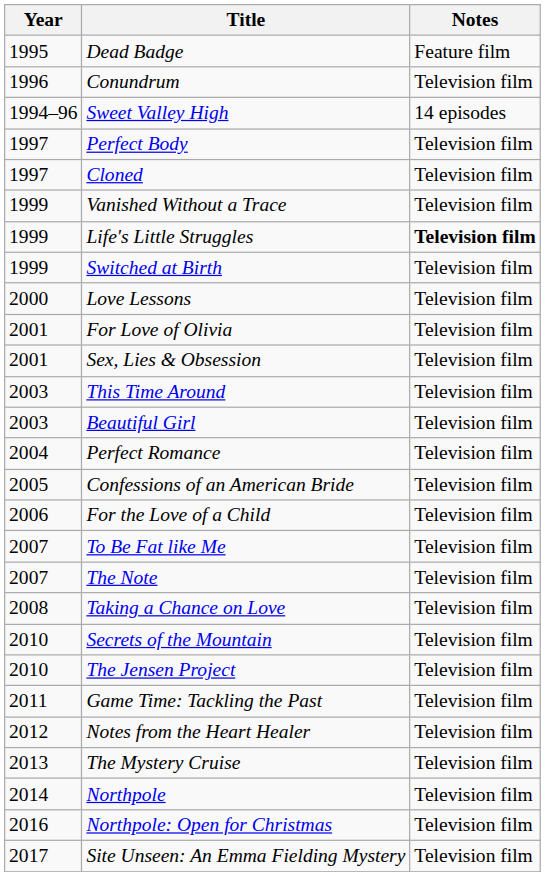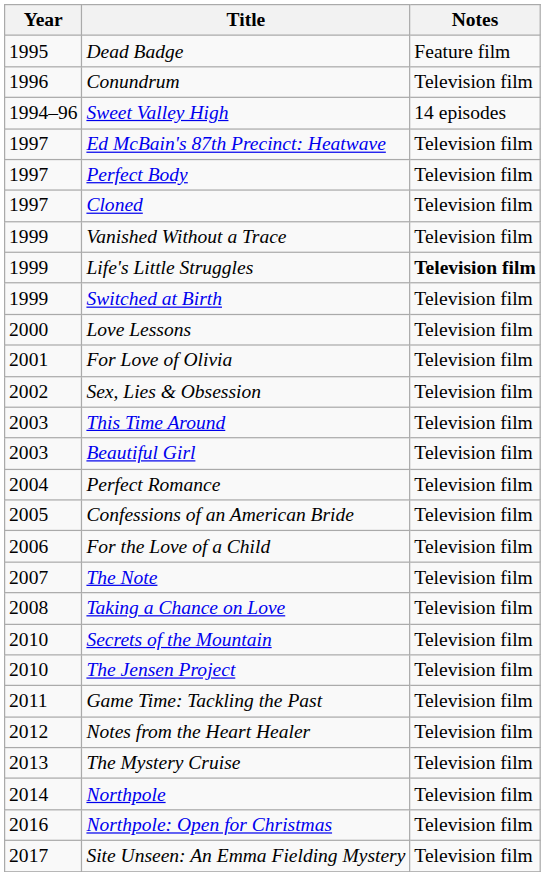+ row: (236, 143)
(29, 360) 2001 -> (29, 391) 2002
- row: (156, 546)
